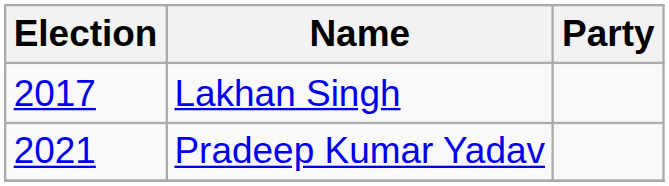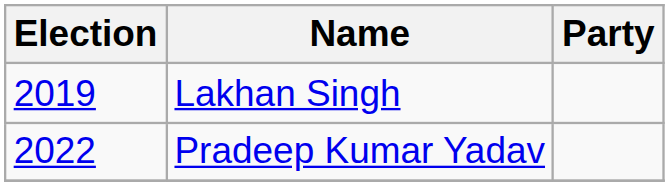(55, 92) 2017 -> (55, 92) 2019
(55, 151) 2021 -> (55, 151) 2022
